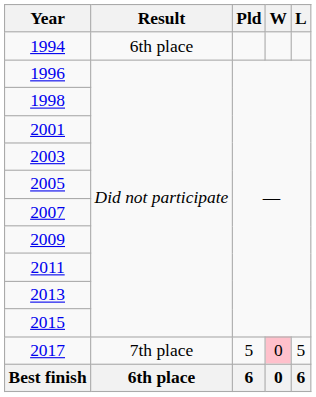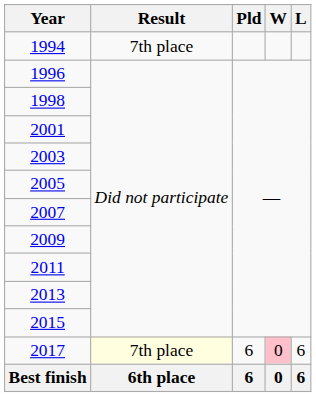(161, 45) 6th place -> (161, 45) 7th place
(161, 350) no background -> (161, 350) lightyellow background
(249, 350) 5 -> (249, 350) 6
(301, 350) 5 -> (301, 350) 6
